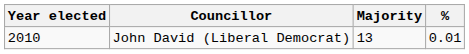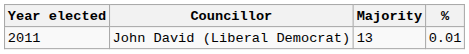(24, 38) 2010 -> (24, 38) 2011
